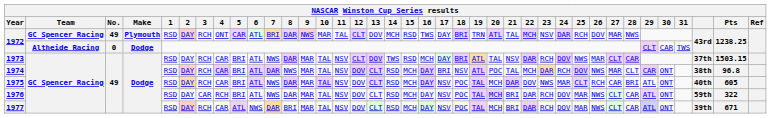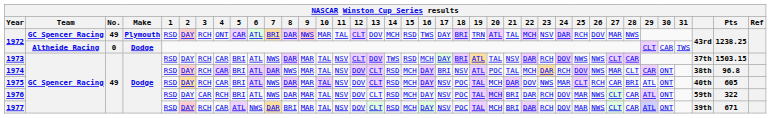(598, 58) MAR -> (598, 58) NWS
